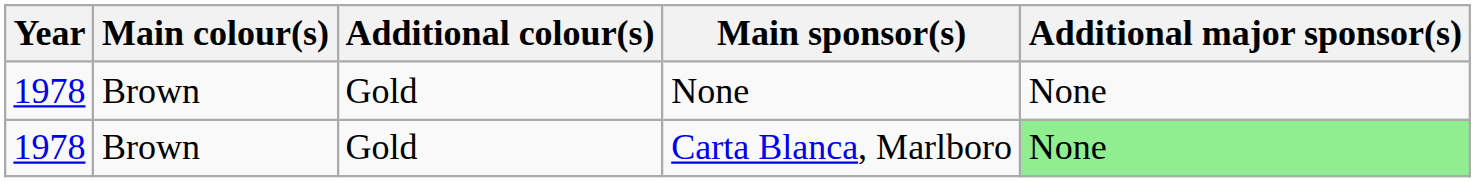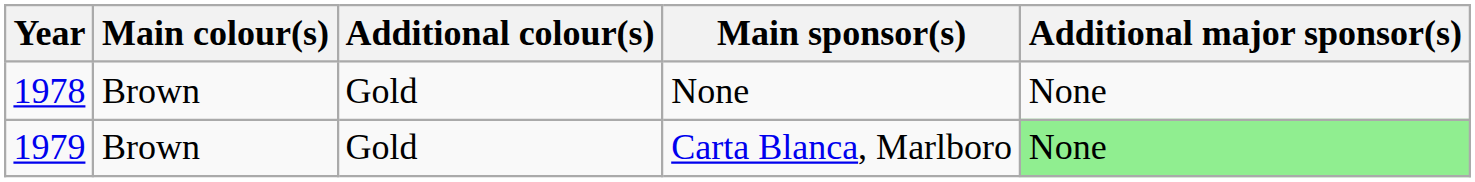(49, 147) 1978 -> (49, 147) 1979
